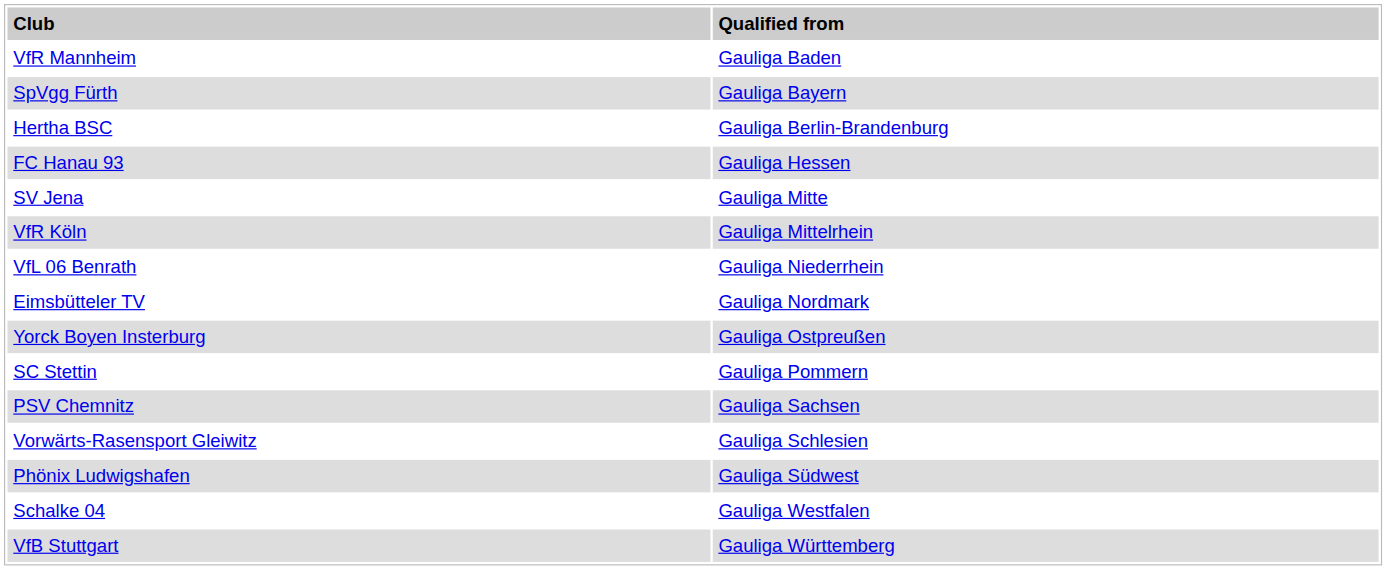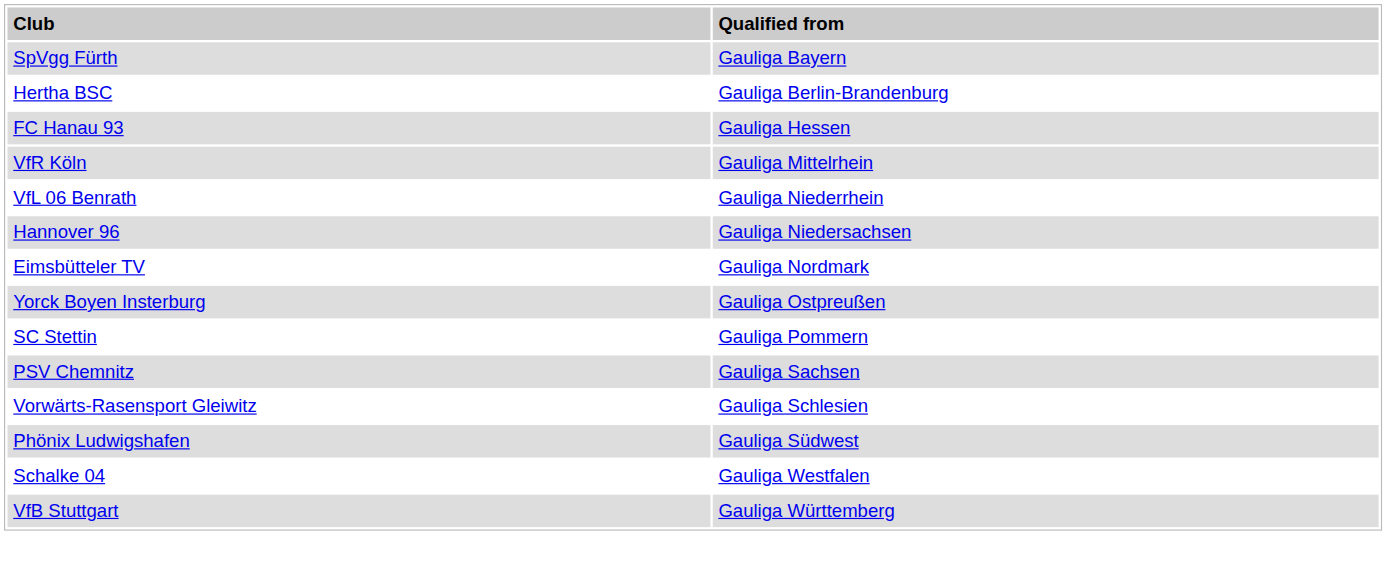- row: (75, 58)
- row: (48, 197)
+ row: (66, 232)
